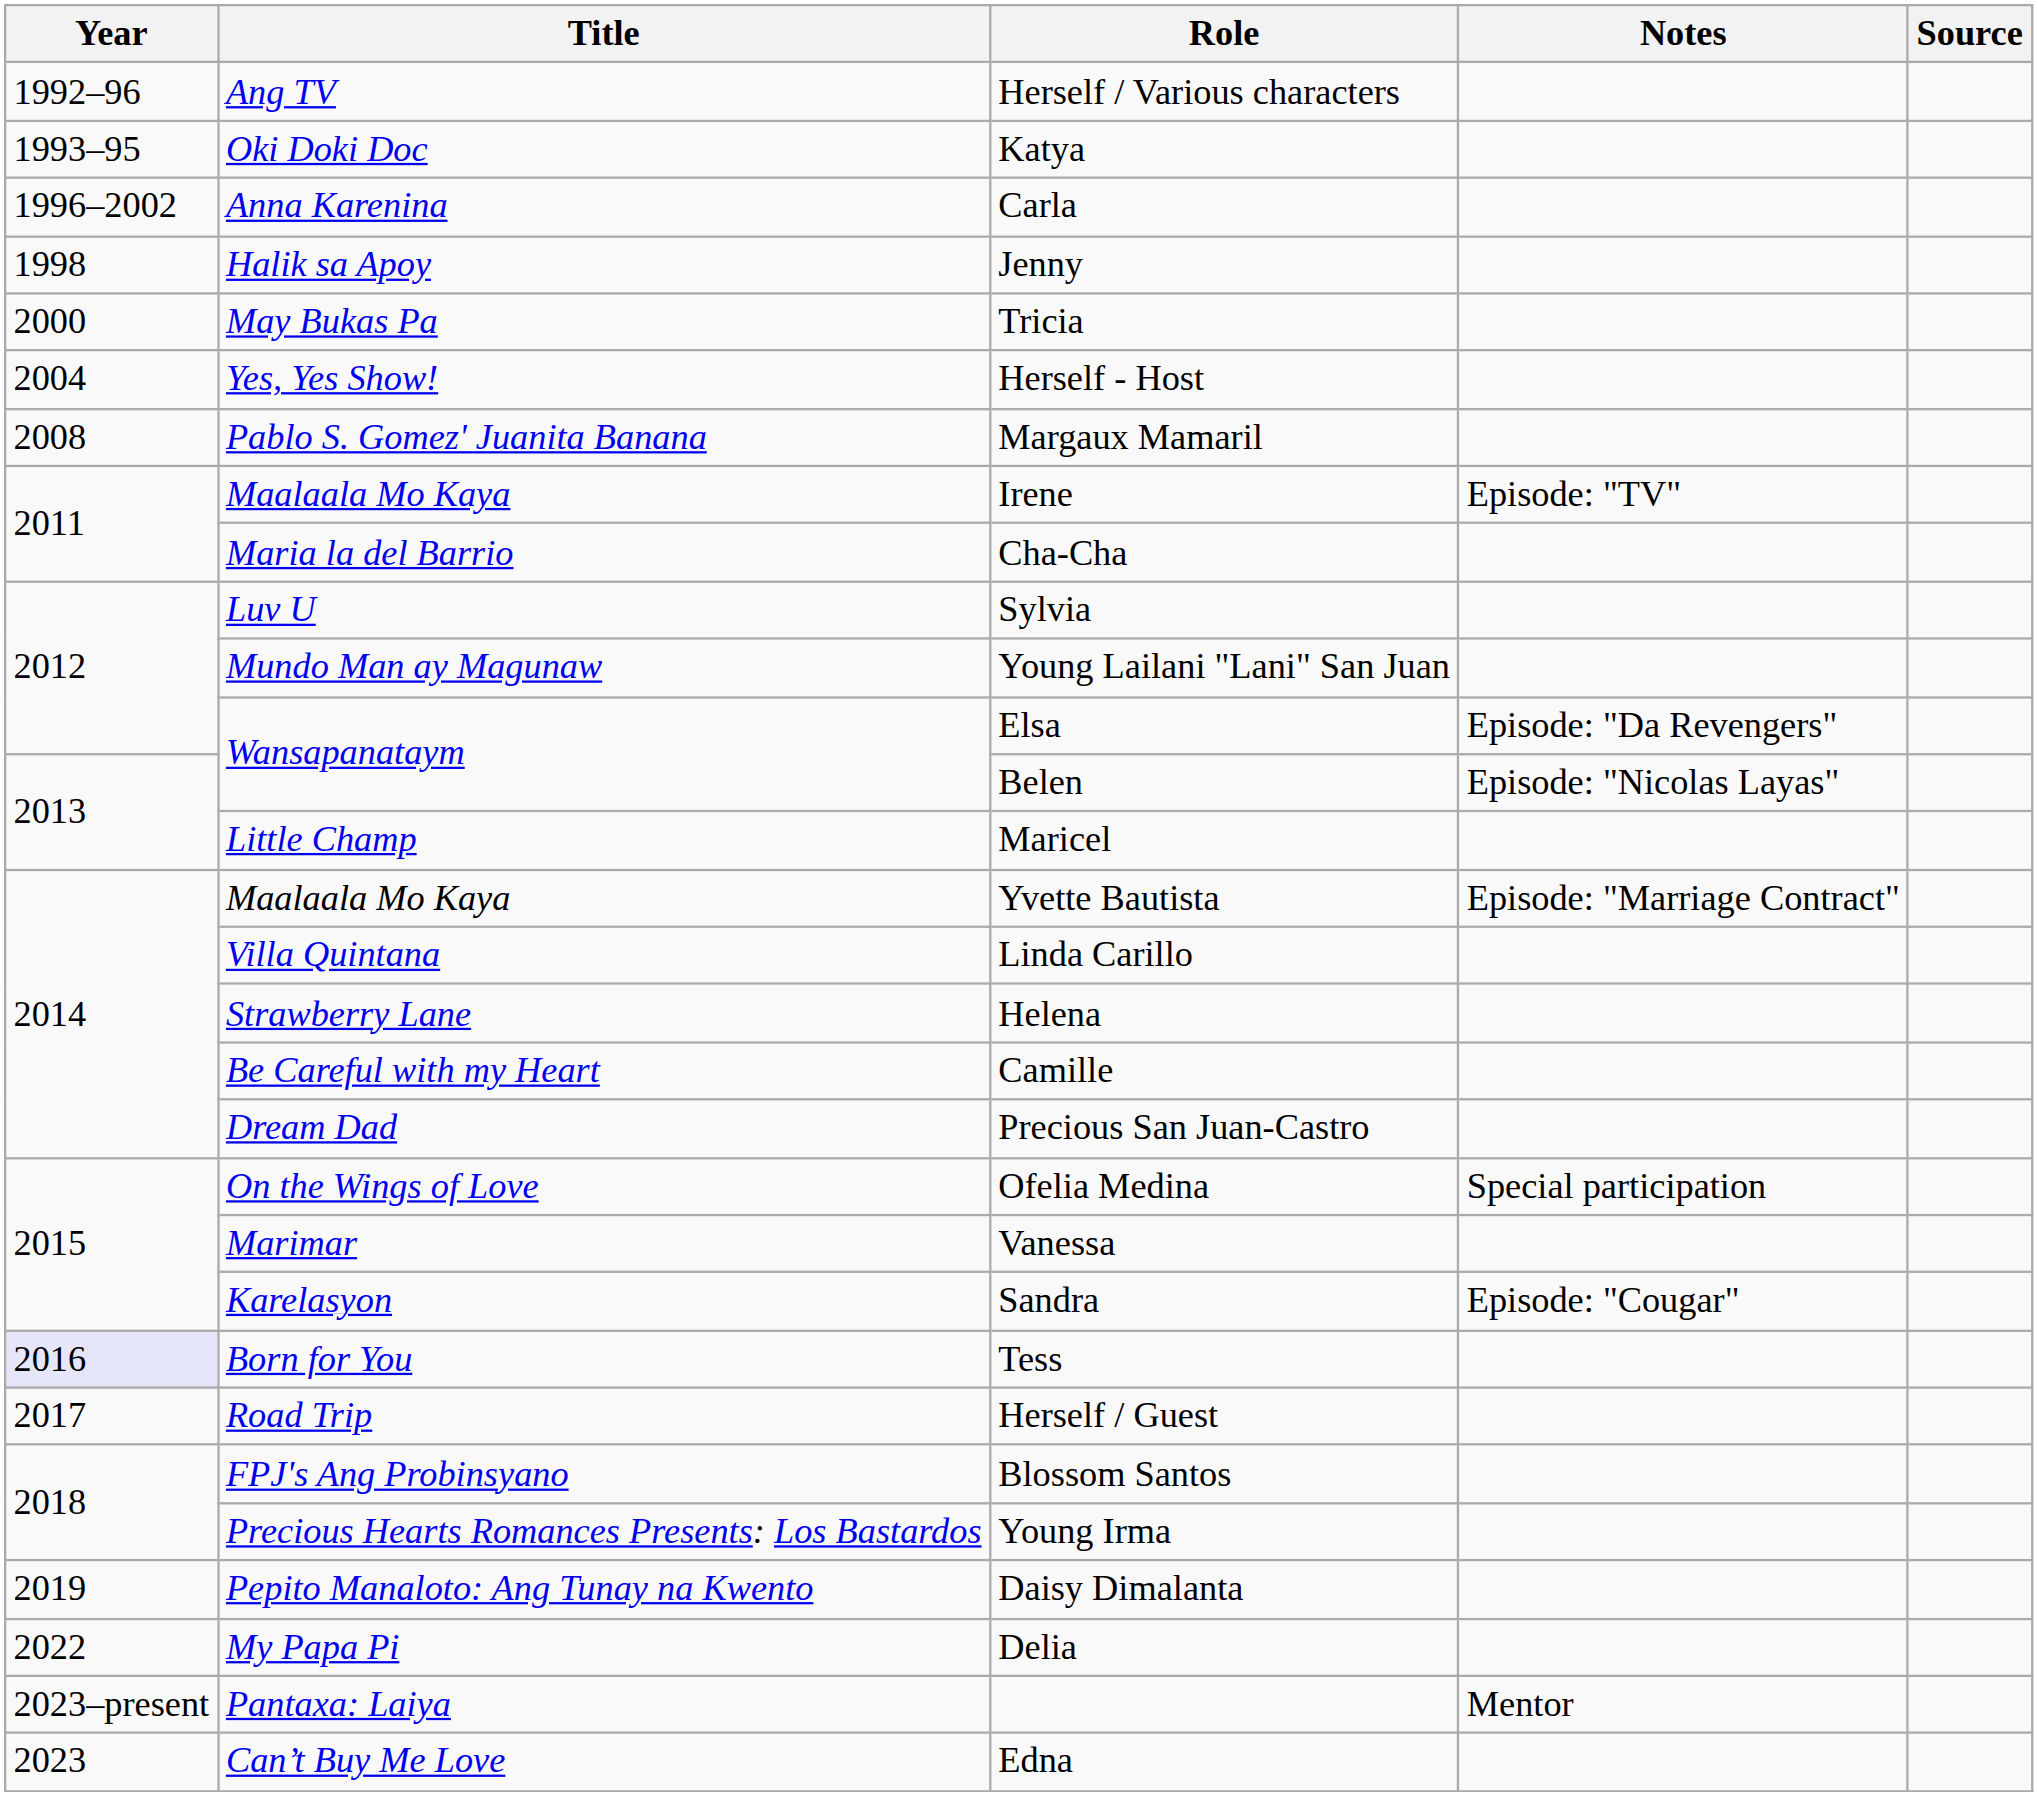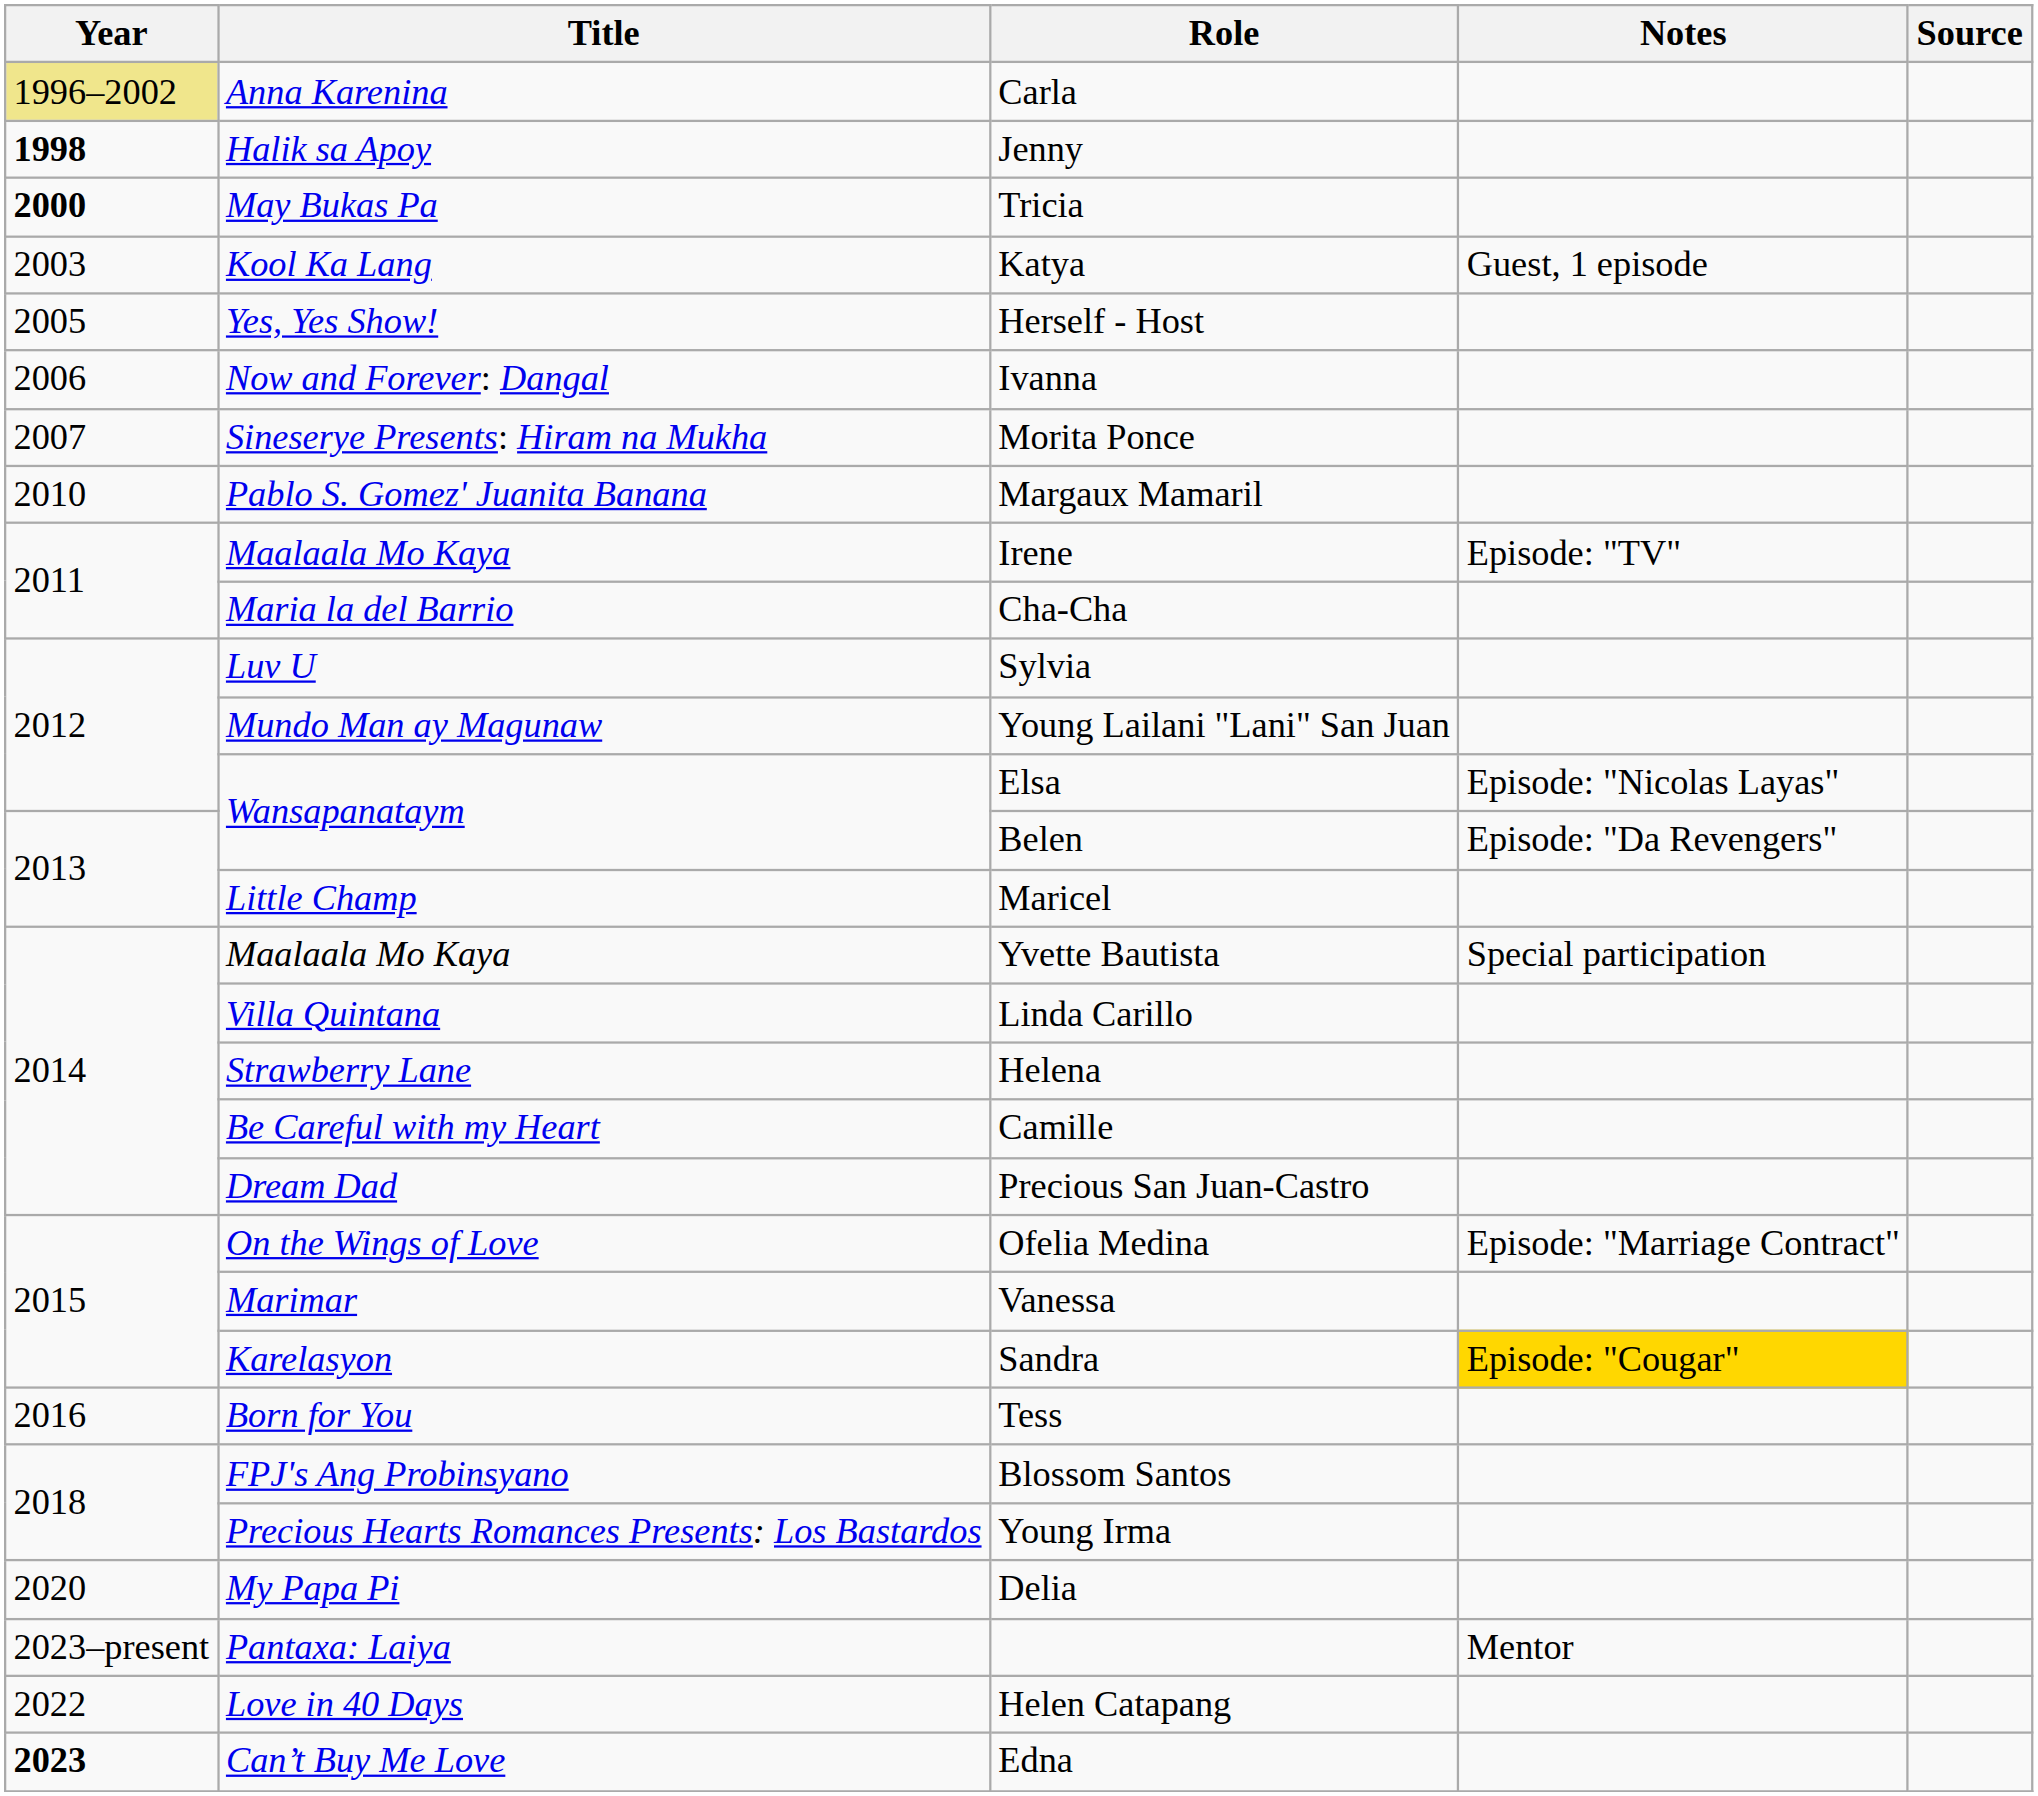- row: (281, 90)
- row: (327, 148)
(95, 206) no background -> (95, 90) khaki background
(50, 263) normal -> (50, 148) bold
(50, 321) normal -> (50, 206) bold
+ row: (329, 263)
(50, 378) 2004 -> (50, 321) 2005
+ row: (417, 378)
+ row: (497, 436)
(50, 436) 2008 -> (50, 494) 2010
(1652, 724) Episode: "Da Revengers" -> (1653, 782) Episode: "Nicolas Layas"
(1653, 782) Episode: "Nicolas Layas" -> (1652, 839) Episode: "Da Revengers"
(1683, 897) Episode: "Marriage Contract" -> (1616, 954) Special participation
(1616, 1185) Special participation -> (1683, 1242) Episode: "Marriage Contract"
(1603, 1300) no background -> (1603, 1358) gold background
(50, 1358) lavender background -> (50, 1415) no background
- row: (299, 1415)
- row: (520, 1588)
(50, 1646) 2022 -> (50, 1588) 2020
+ row: (344, 1703)
(50, 1761) normal -> (50, 1761) bold
